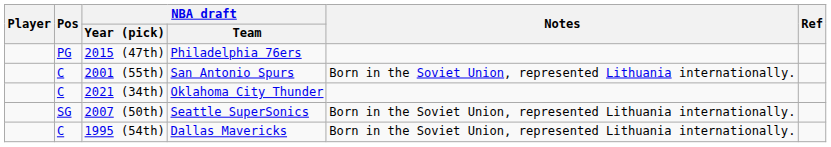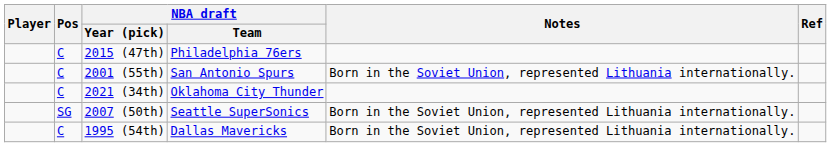(64, 54) PG -> (61, 54) C
